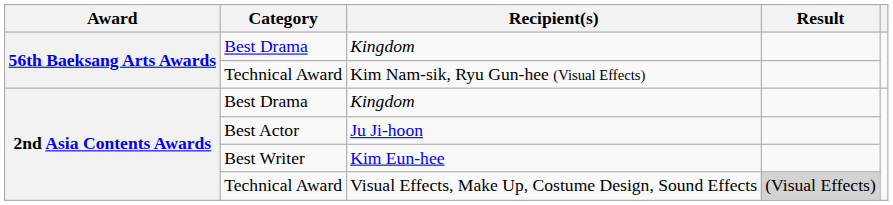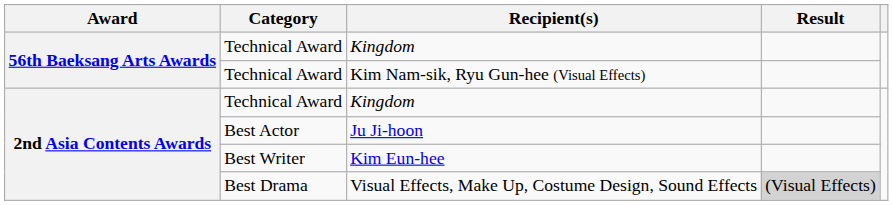(266, 46) Best Drama -> (283, 46) Technical Award
(266, 102) Best Drama -> (283, 102) Technical Award
(283, 185) Technical Award -> (266, 185) Best Drama
